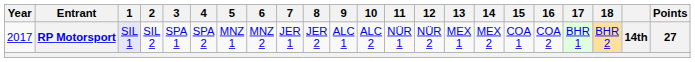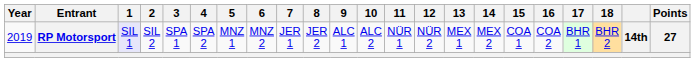(20, 37) 2017 -> (20, 37) 2019
